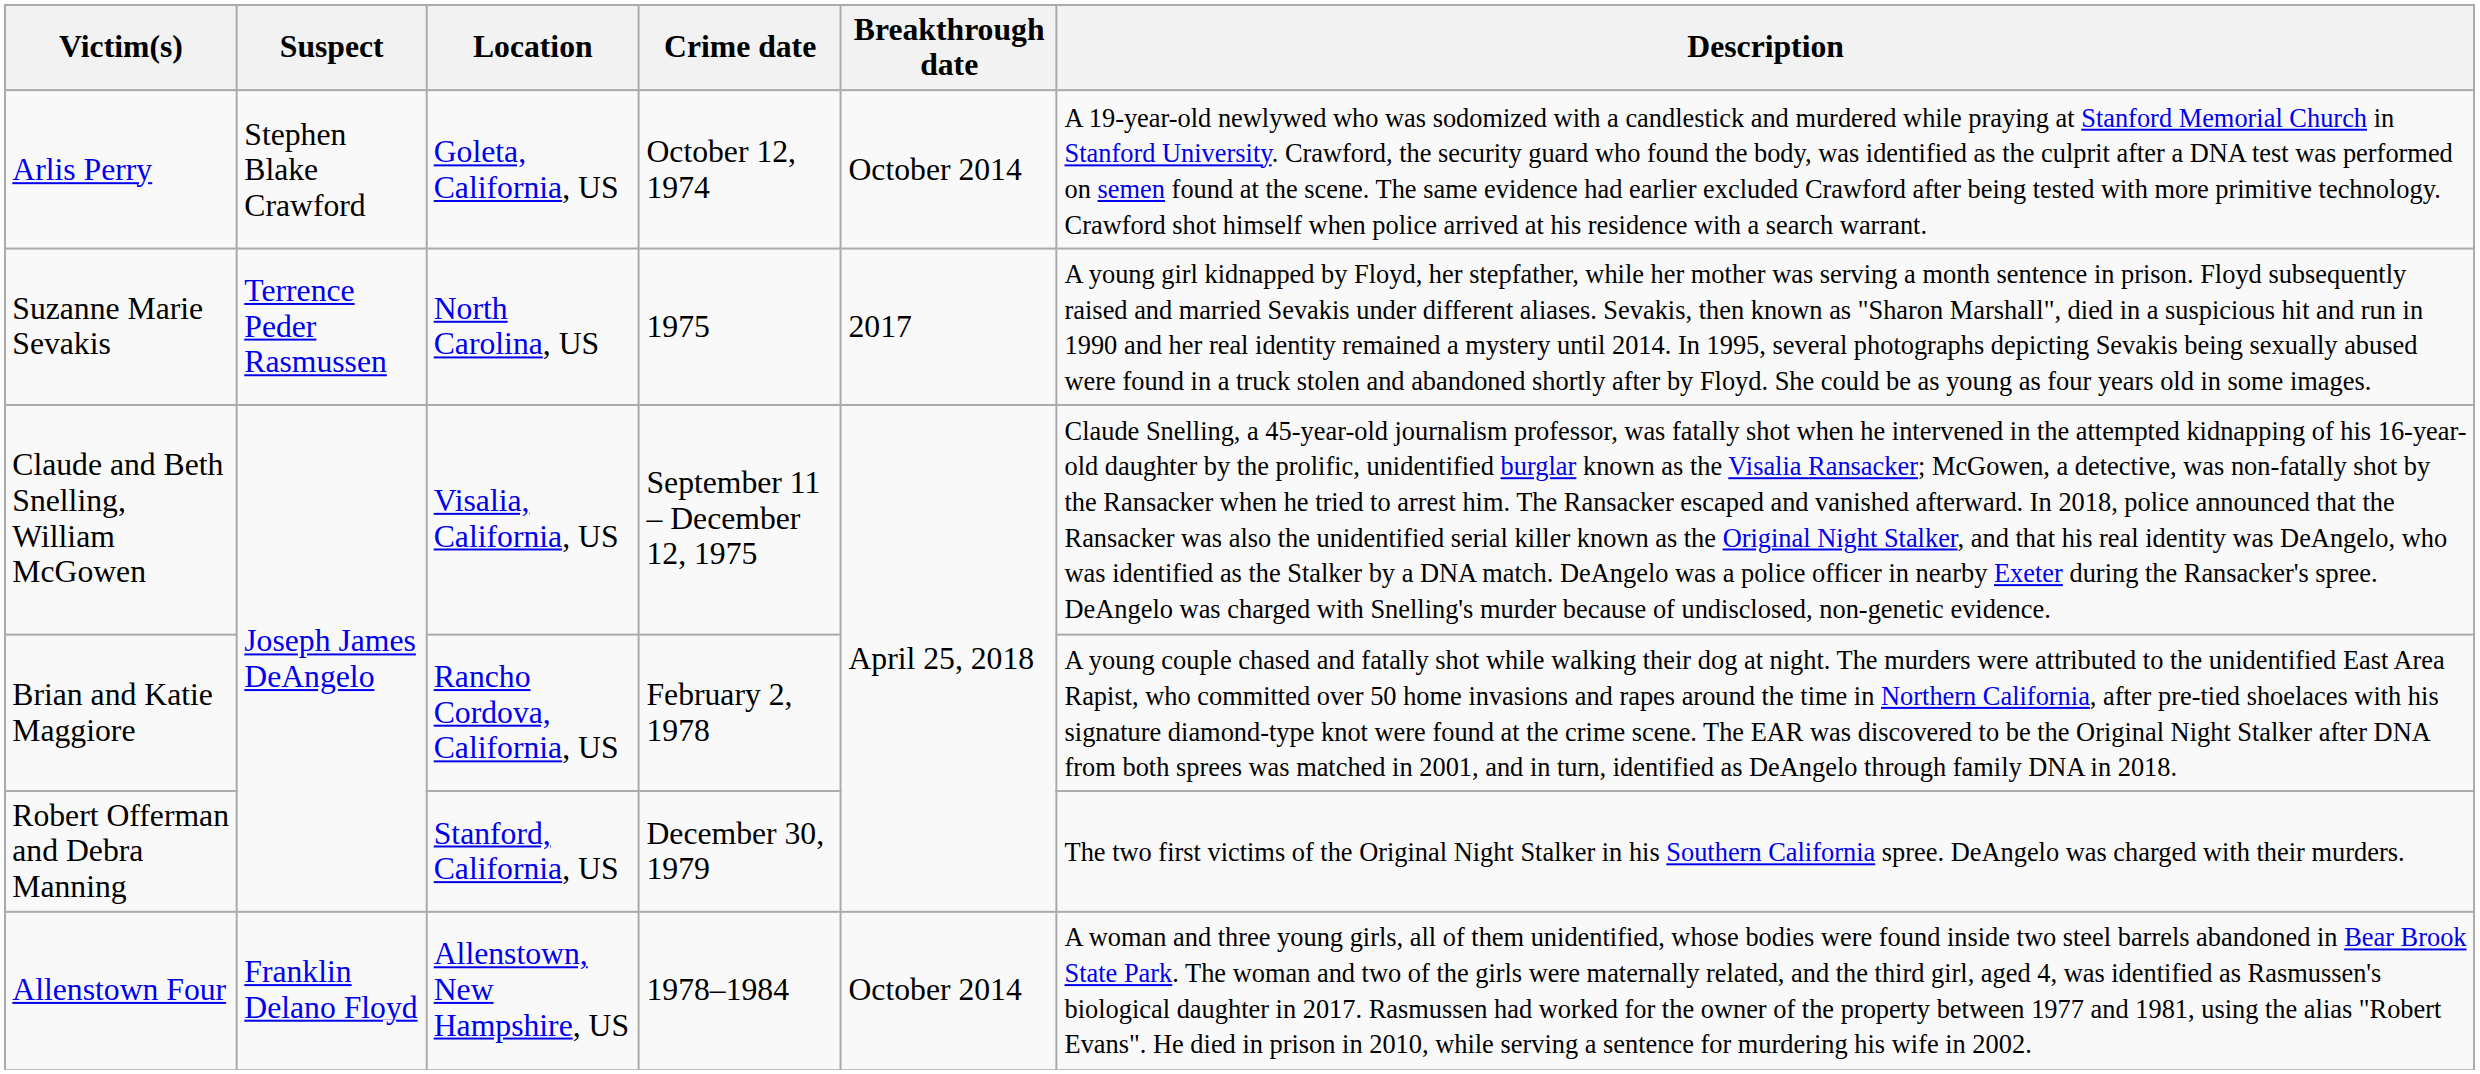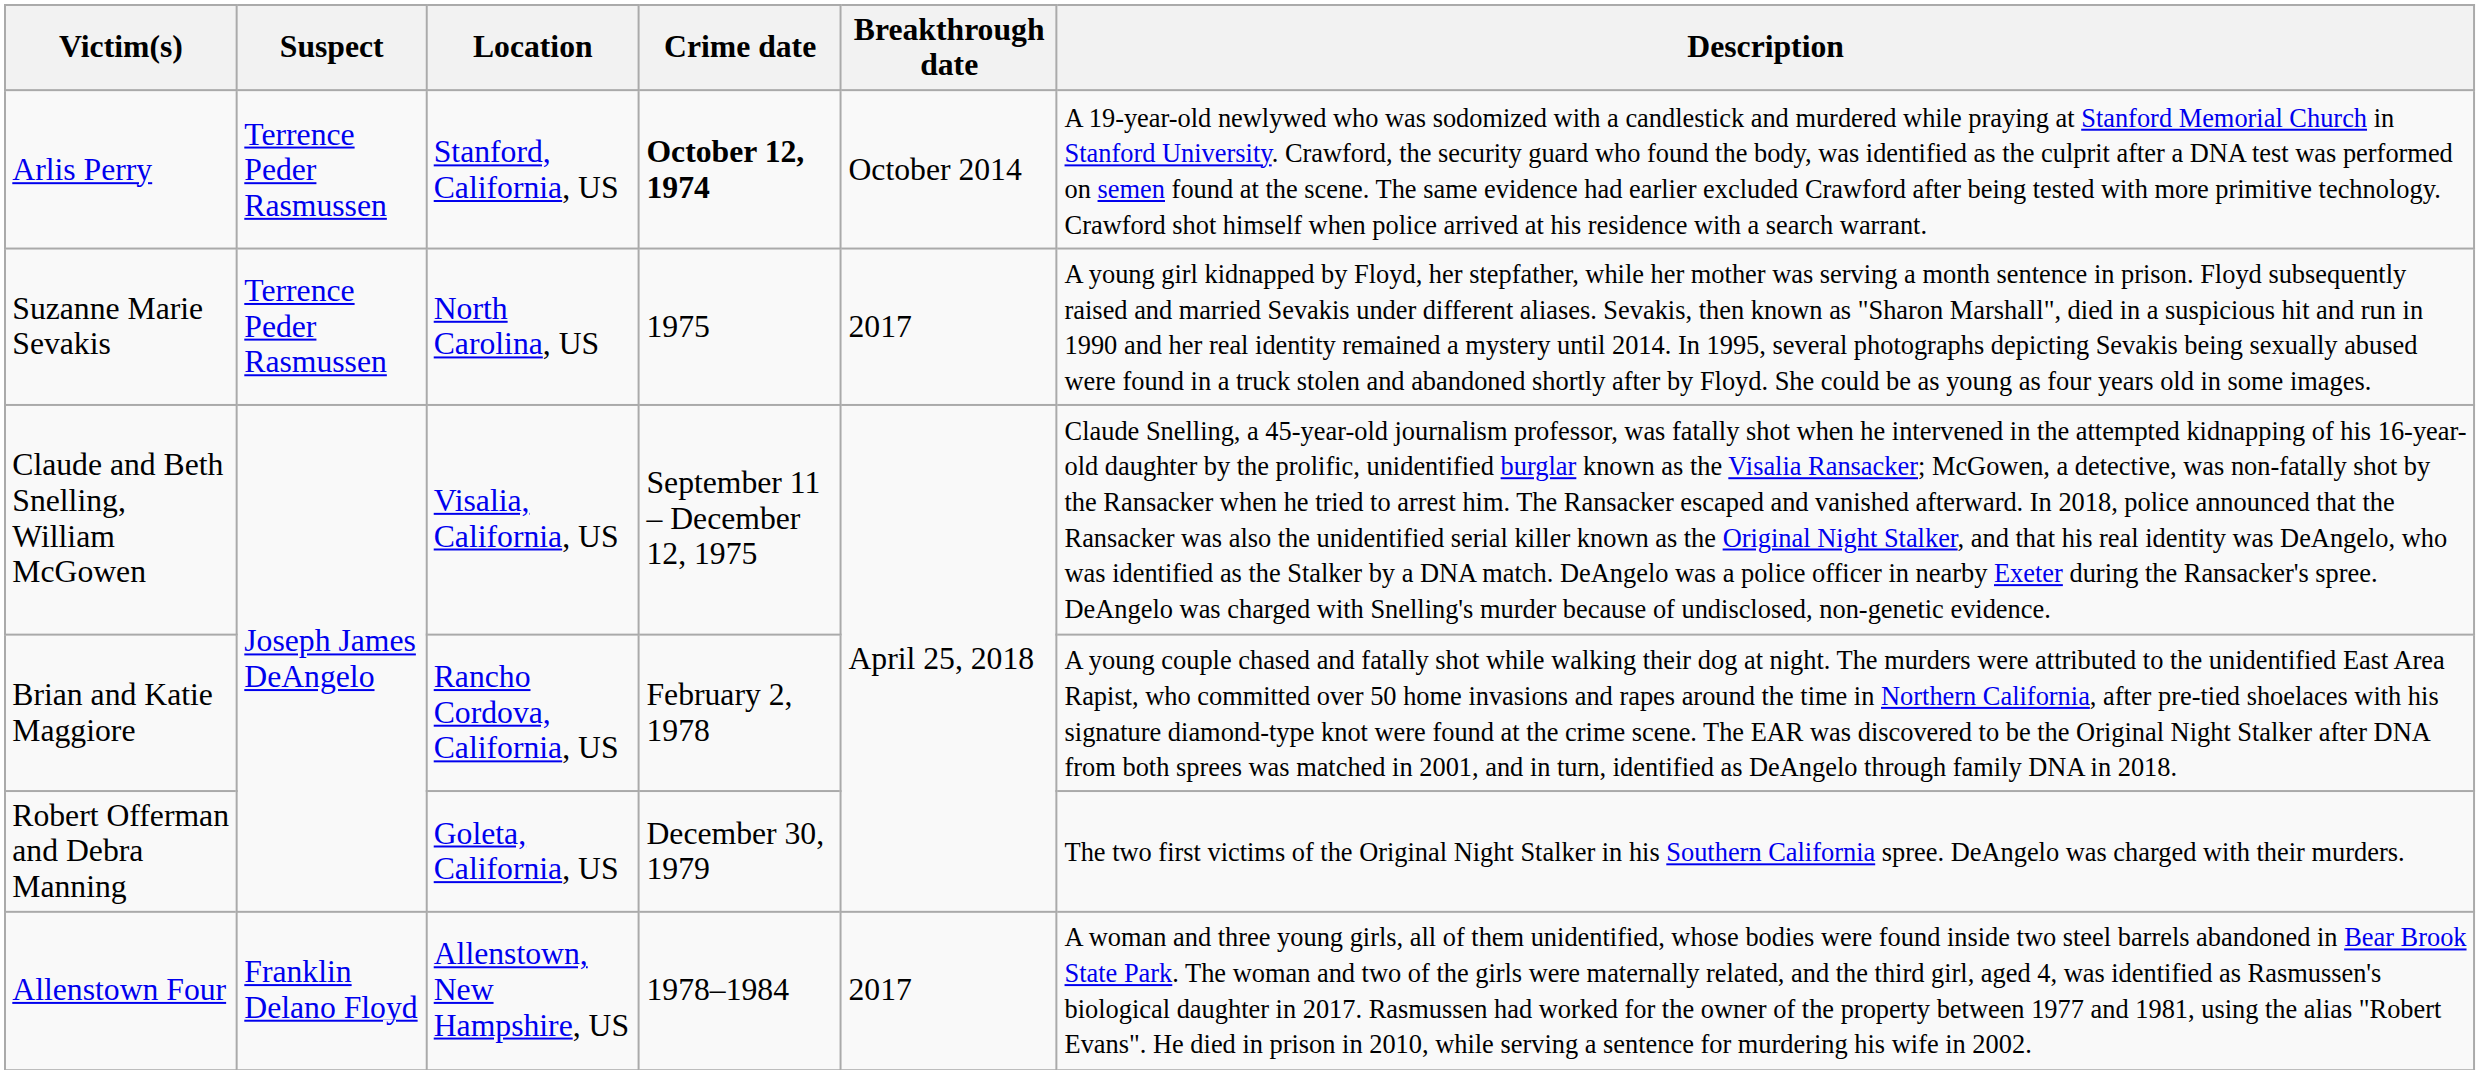(305, 168) Stephen Blake Crawford -> (316, 168) Terrence Peder Rasmussen
(526, 168) Goleta, California, US -> (526, 168) Stanford, California, US
(721, 168) normal -> (725, 168) bold
(526, 851) Stanford, California, US -> (526, 851) Goleta, California, US
(935, 990) October 2014 -> (880, 990) 2017
